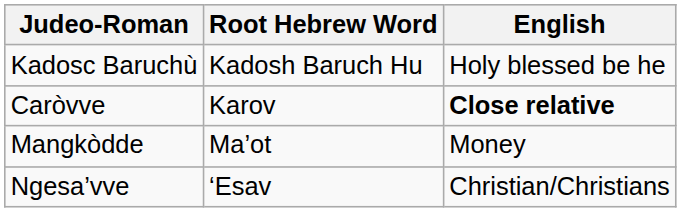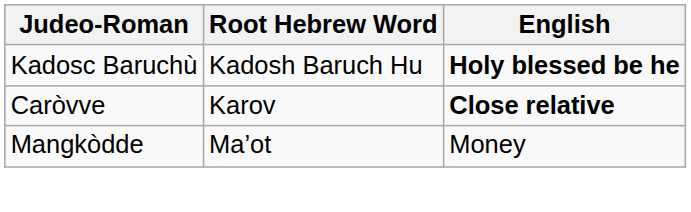(557, 65) normal -> (564, 65) bold
- row: (70, 186)
